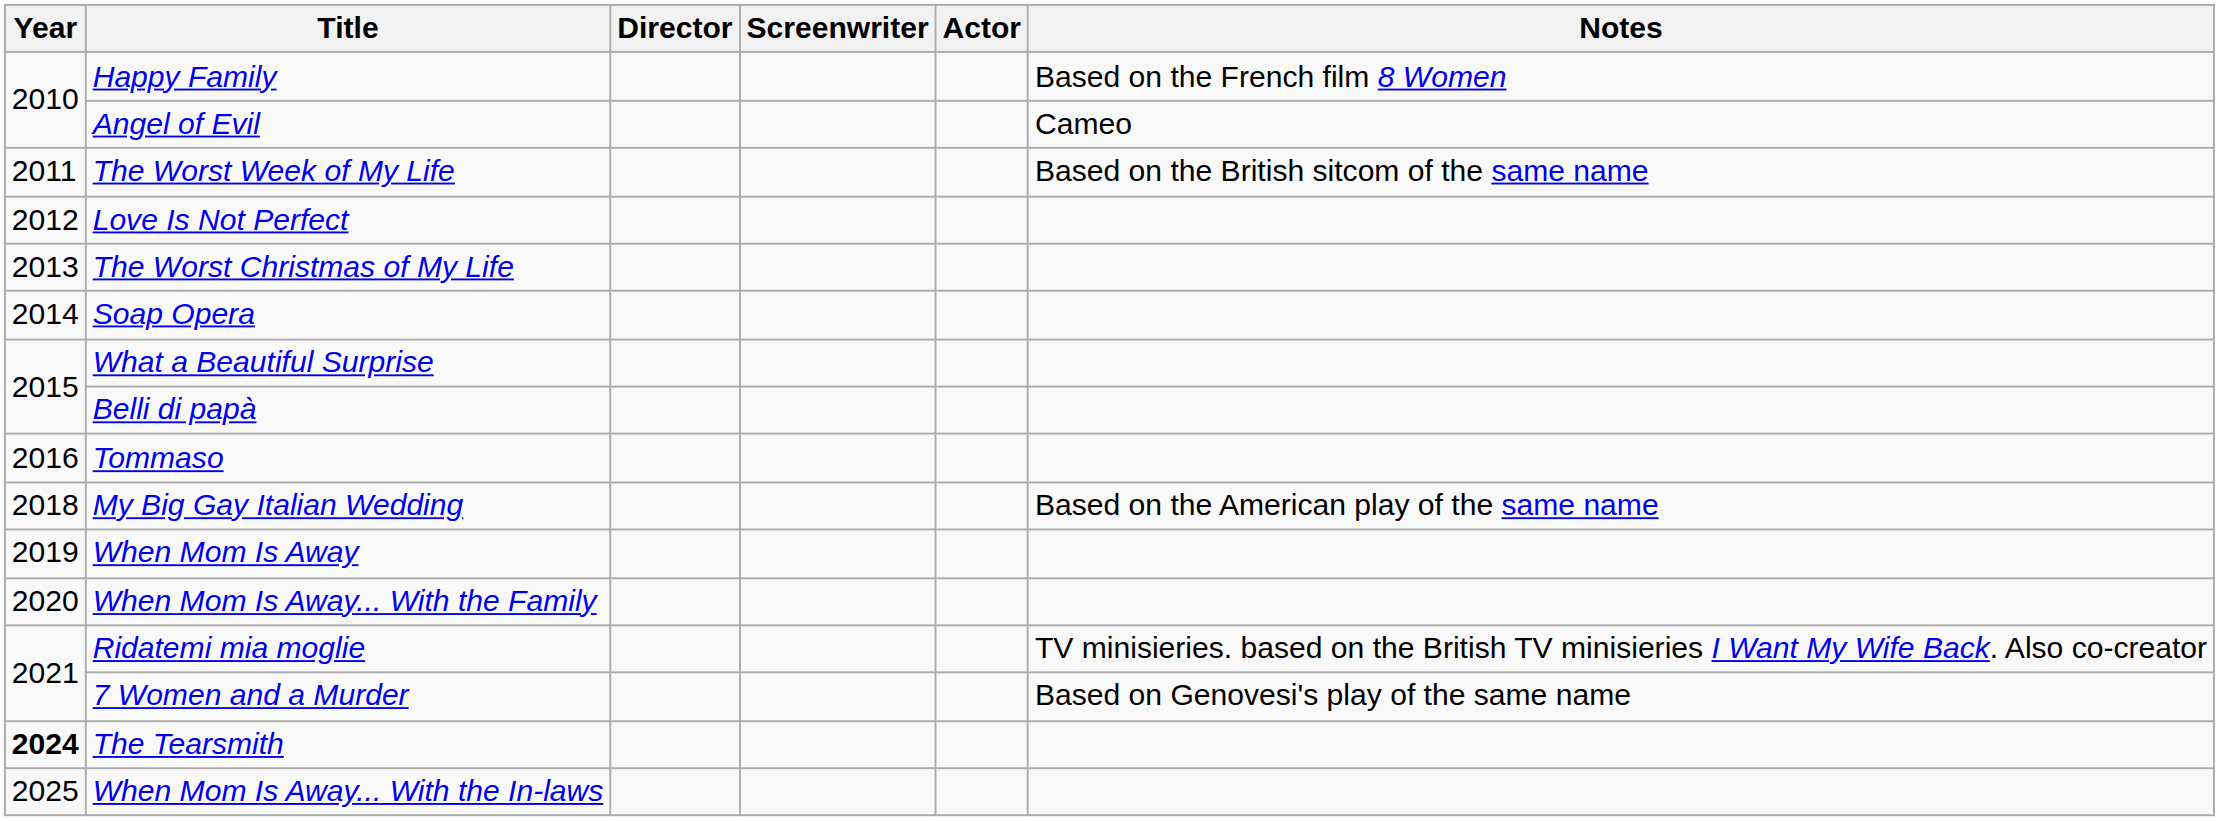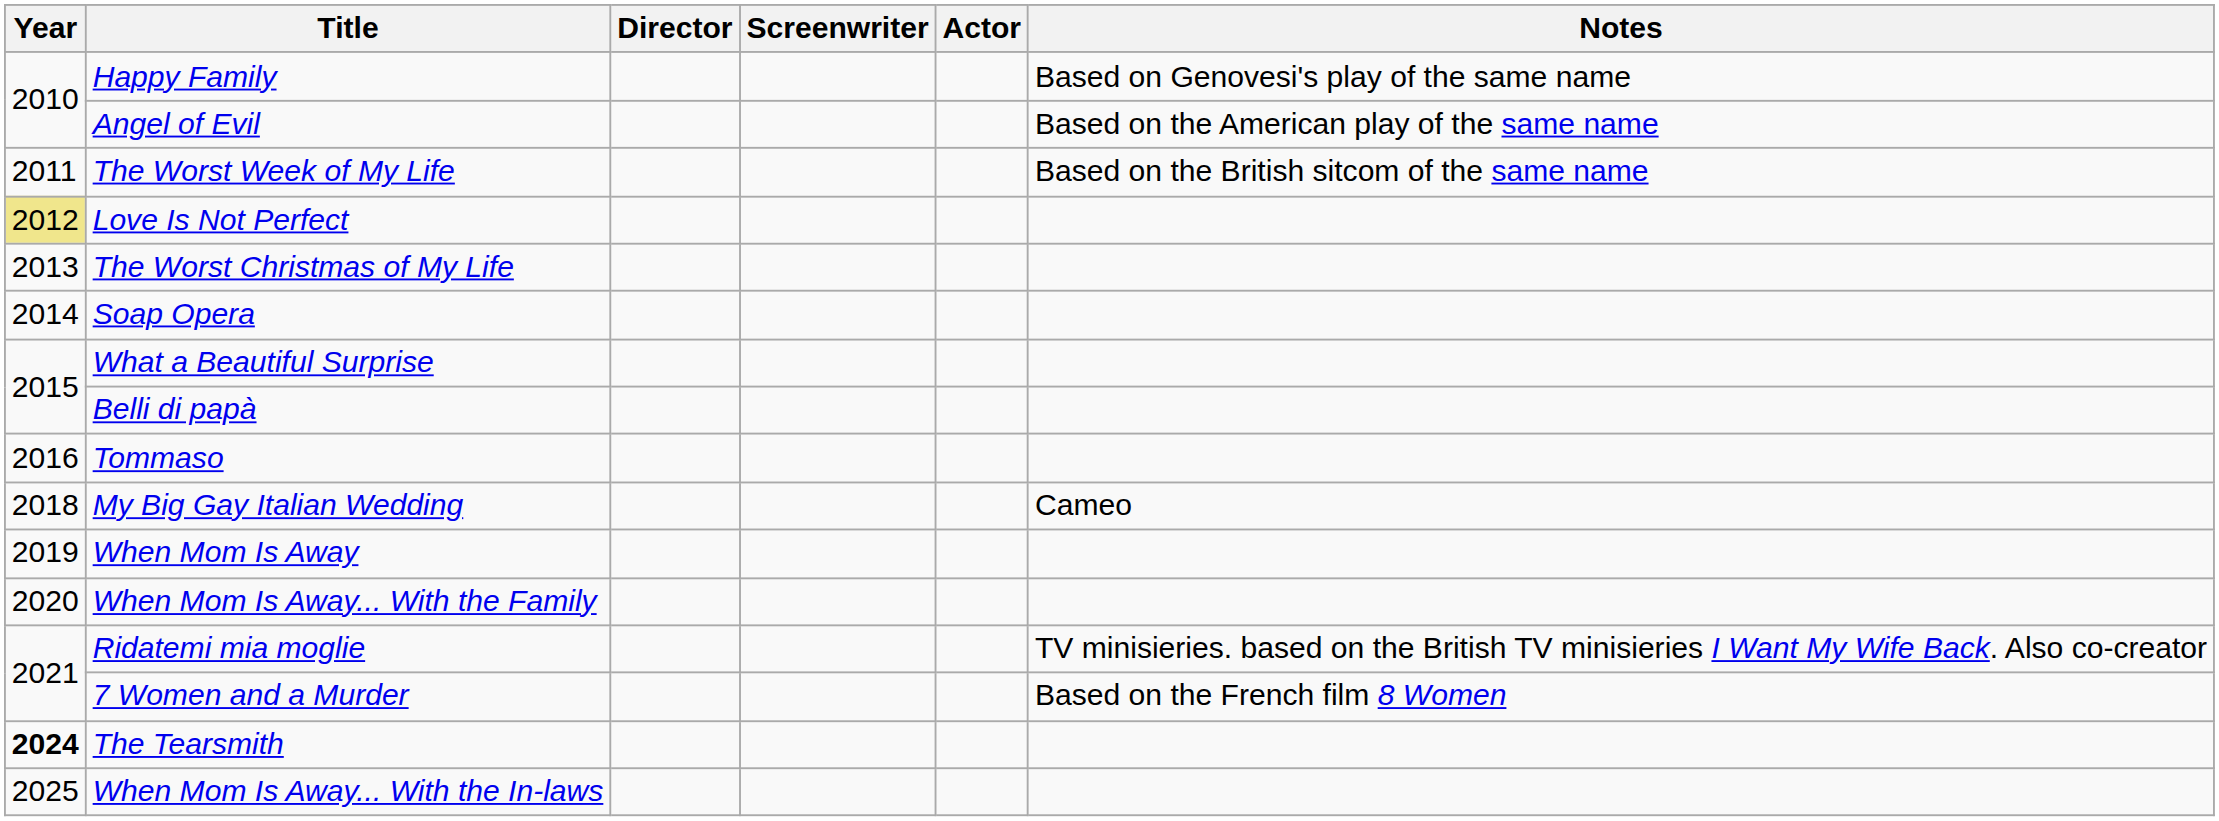(1271, 76) Based on the French film 8 Women -> (1333, 76) Based on Genovesi's play of the same name
(1083, 123) Cameo -> (1347, 123) Based on the American play of the same name
(45, 219) no background -> (45, 219) khaki background
(1347, 505) Based on the American play of the same name -> (1083, 505) Cameo
(1333, 696) Based on Genovesi's play of the same name -> (1271, 696) Based on the French film 8 Women
